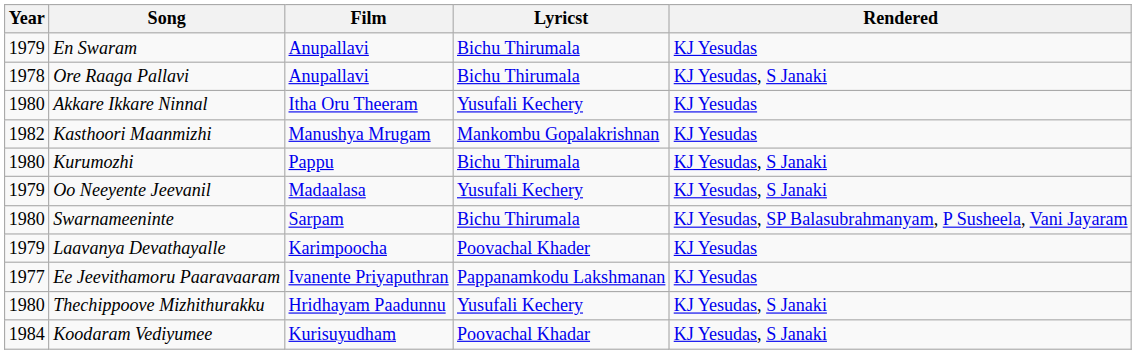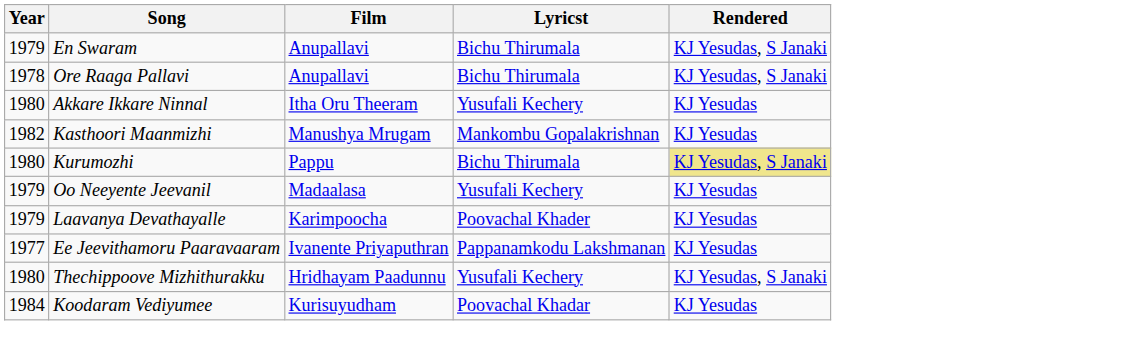(715, 47) KJ Yesudas -> (750, 47) KJ Yesudas, S Janaki
(750, 162) no background -> (750, 162) khaki background
(750, 190) KJ Yesudas, S Janaki -> (715, 190) KJ Yesudas
- row: (113, 219)
(750, 334) KJ Yesudas, S Janaki -> (715, 305) KJ Yesudas
